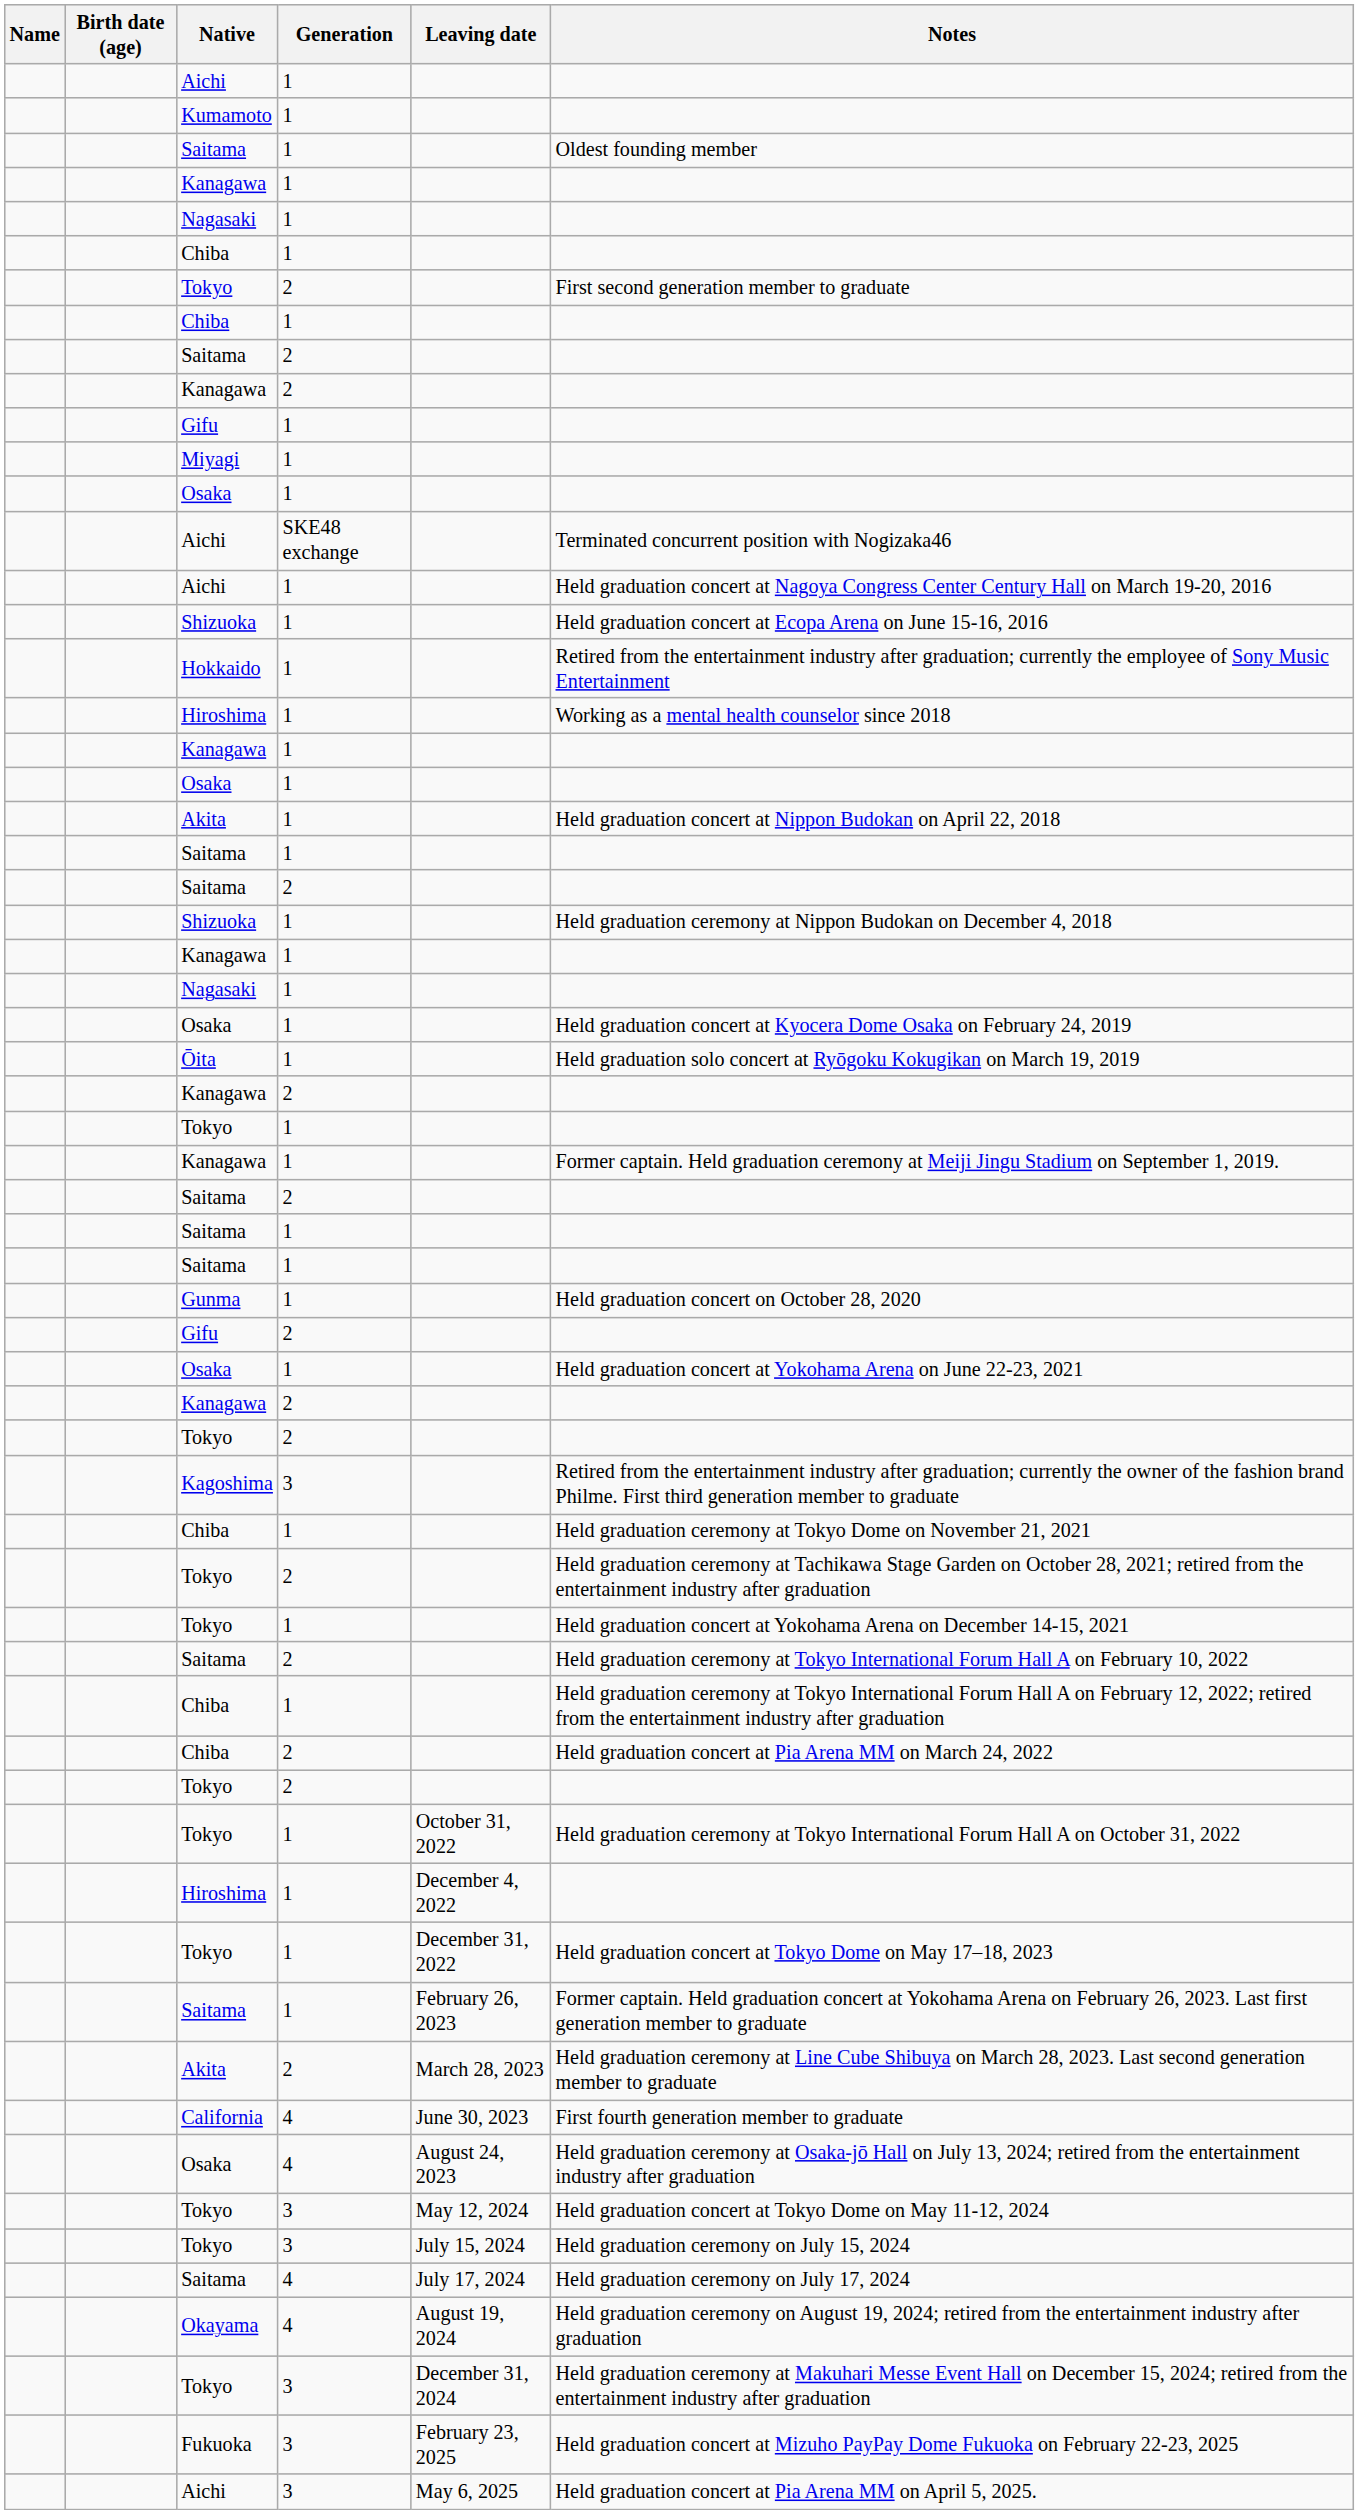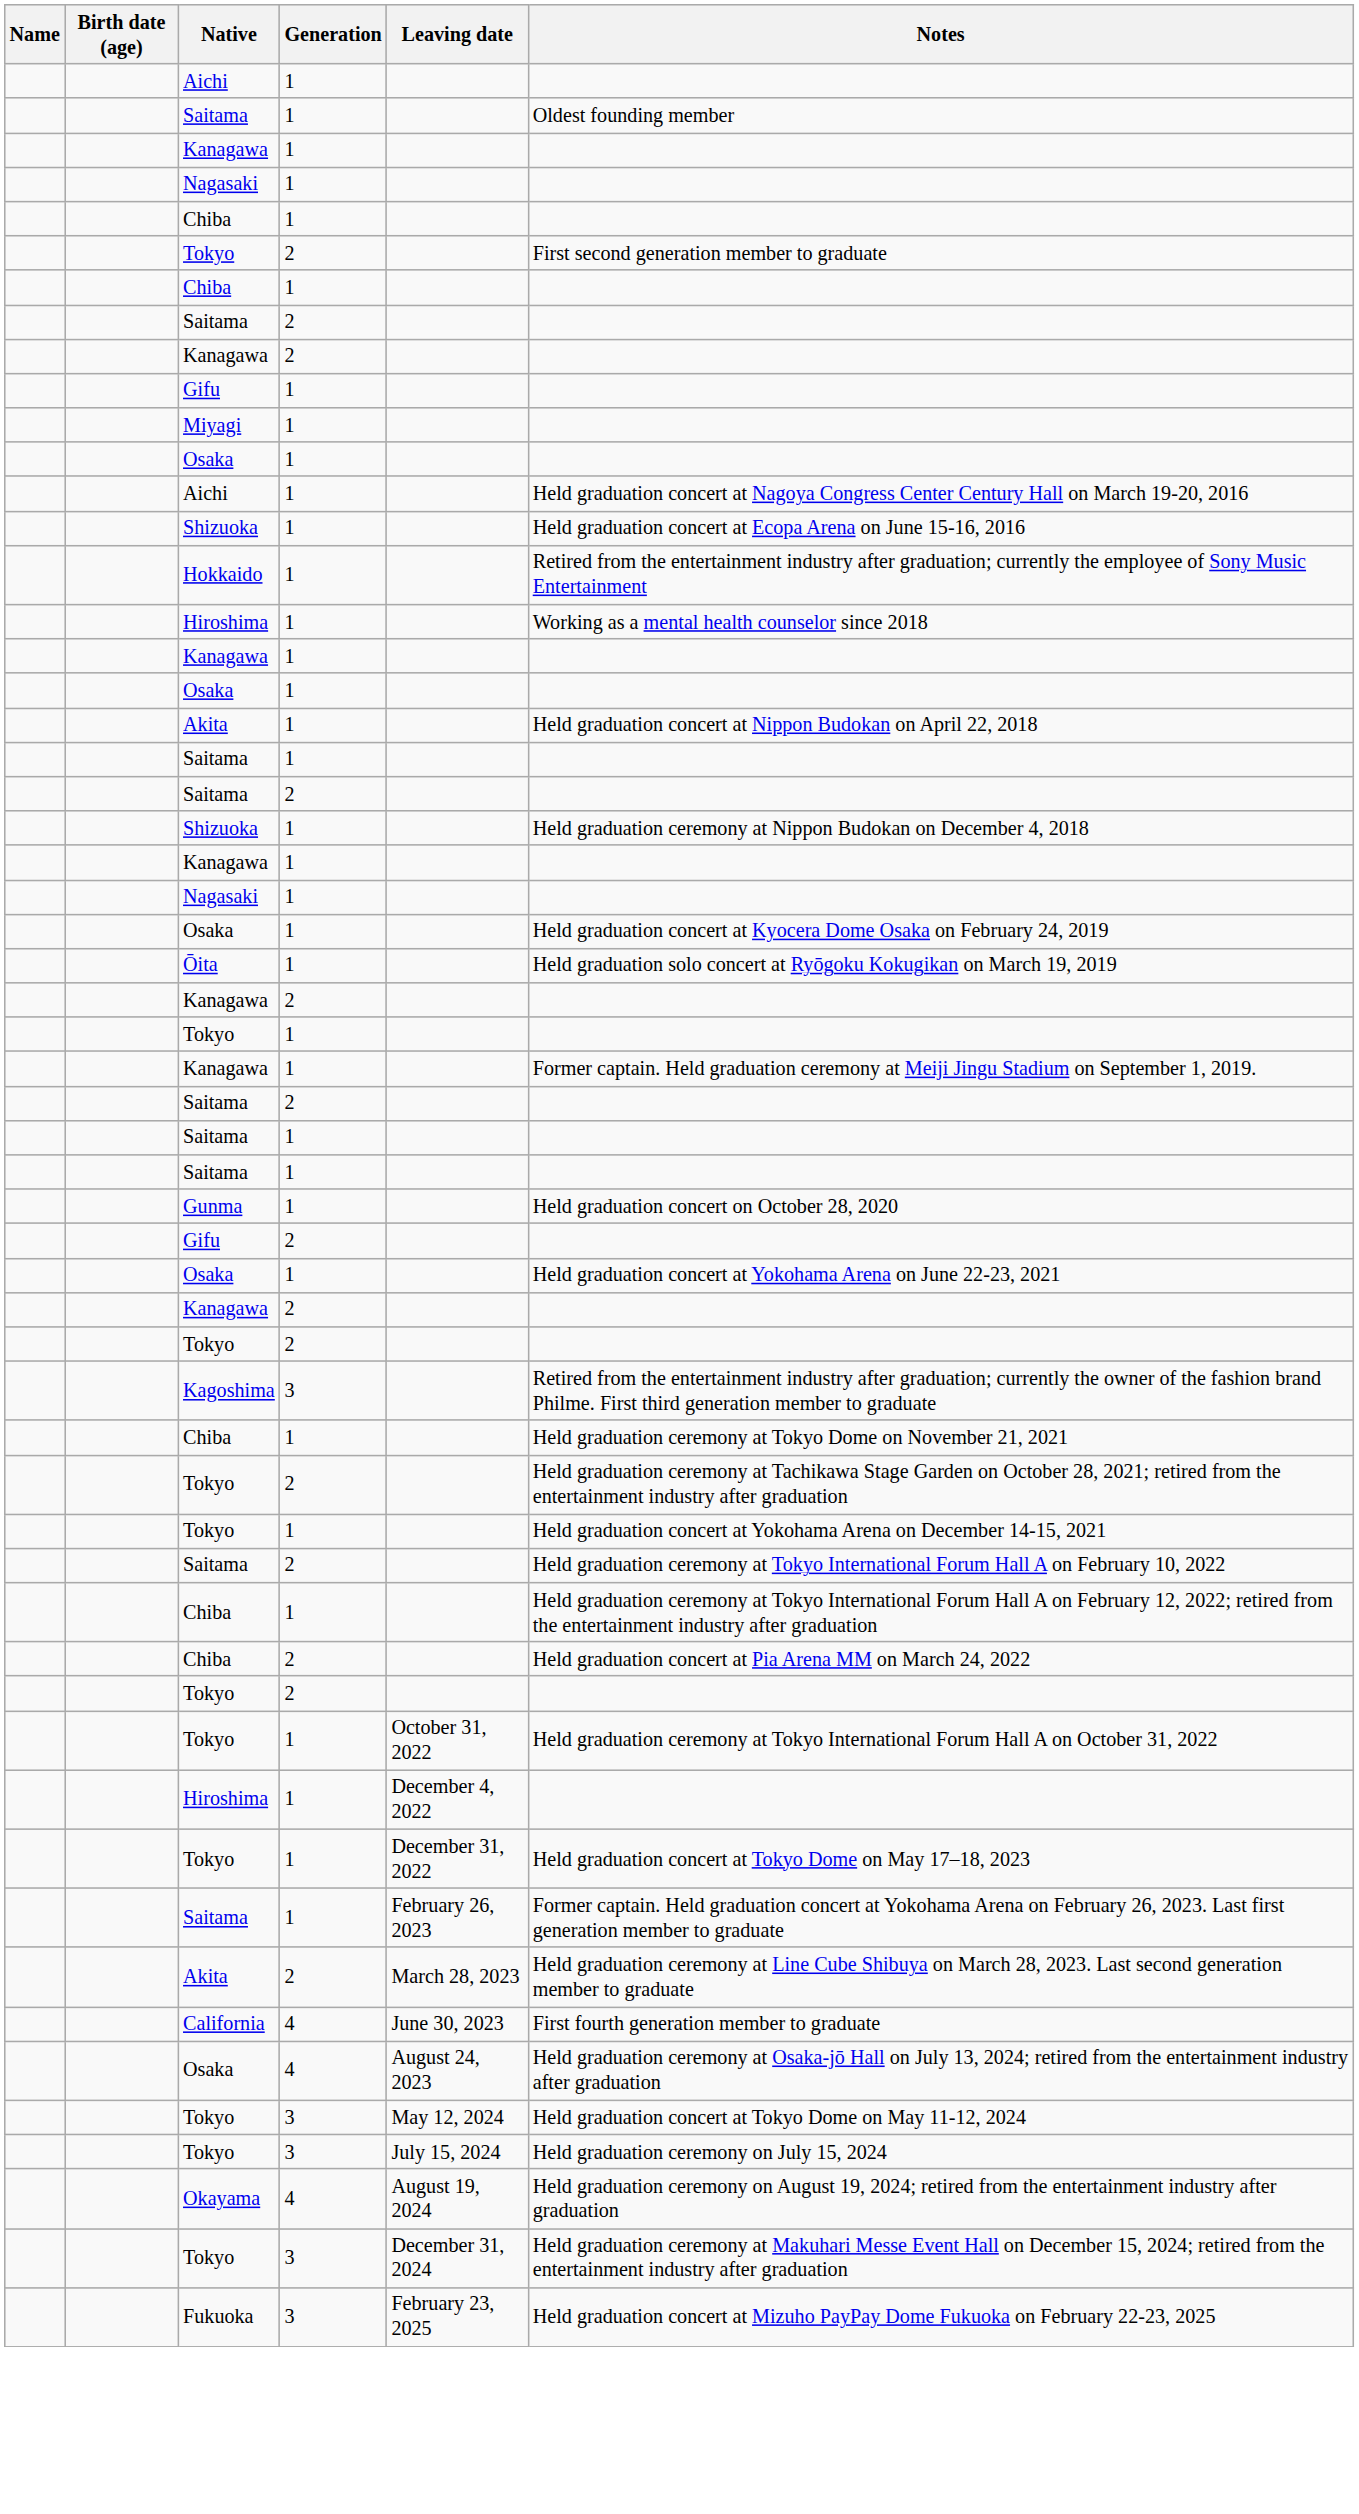- row: (226, 115)
- row: (204, 540)
- row: (214, 2279)
- row: (204, 2491)
